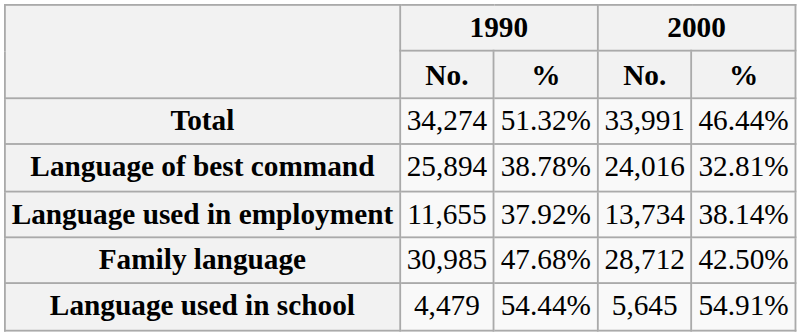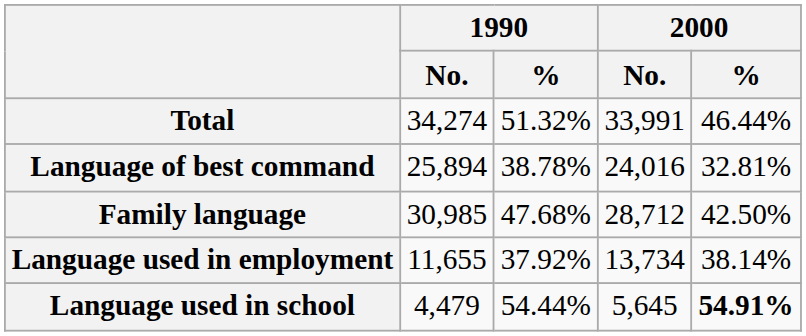rows swapped: (202, 259) <-> (202, 213)
(744, 306) normal -> (746, 306) bold
